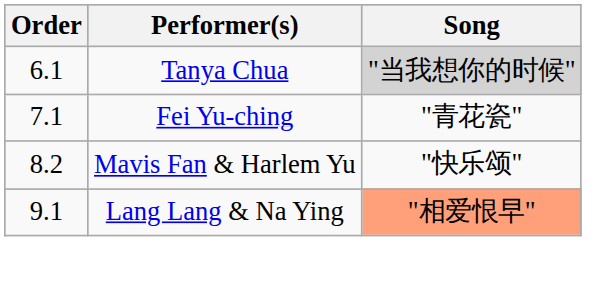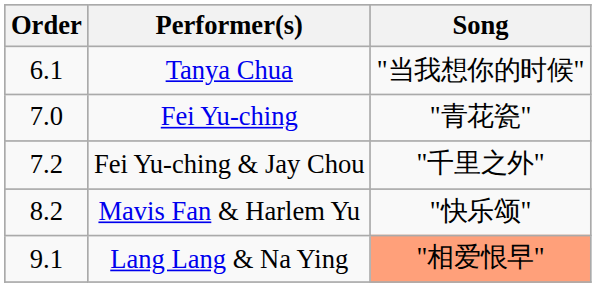(472, 69) lightgrey background -> (481, 69) no background
(46, 117) 7.1 -> (46, 117) 7.0
+ row: (229, 164)
